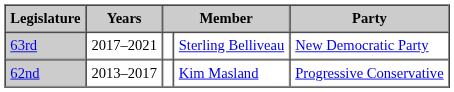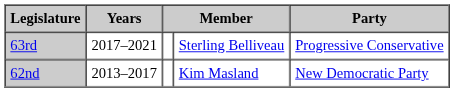(362, 45) New Democratic Party -> (369, 45) Progressive Conservative
(369, 73) Progressive Conservative -> (362, 73) New Democratic Party
